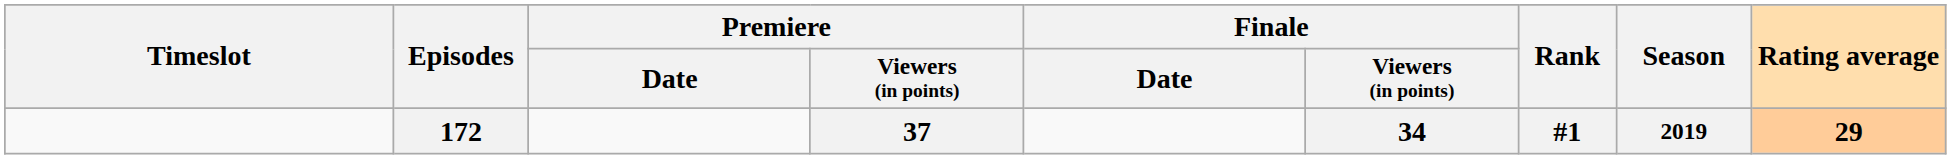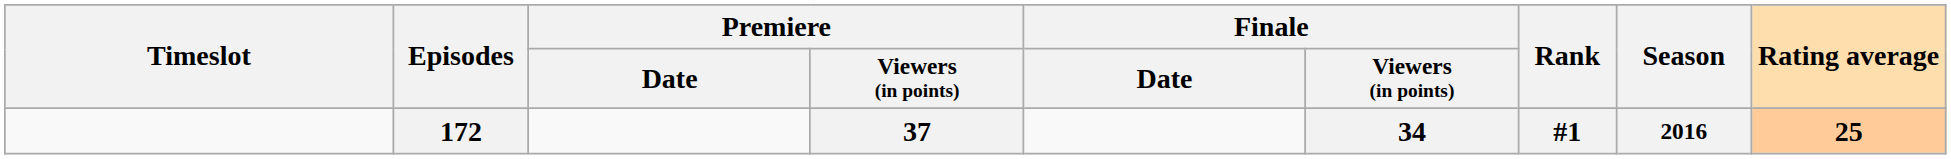(1684, 130) 2019 -> (1684, 130) 2016
(1849, 130) 29 -> (1849, 130) 25
